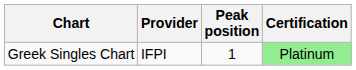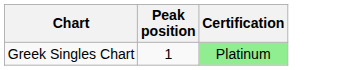- column: (170, 23)
